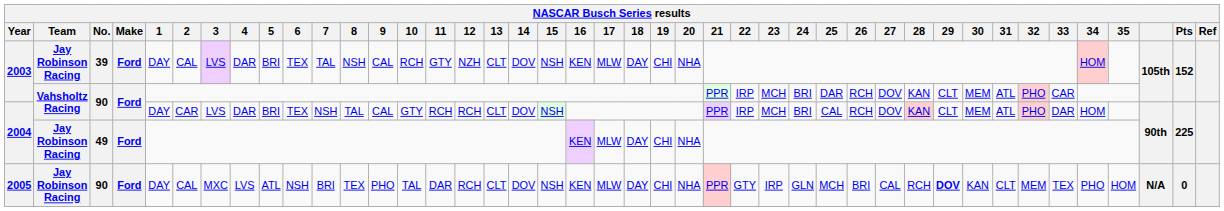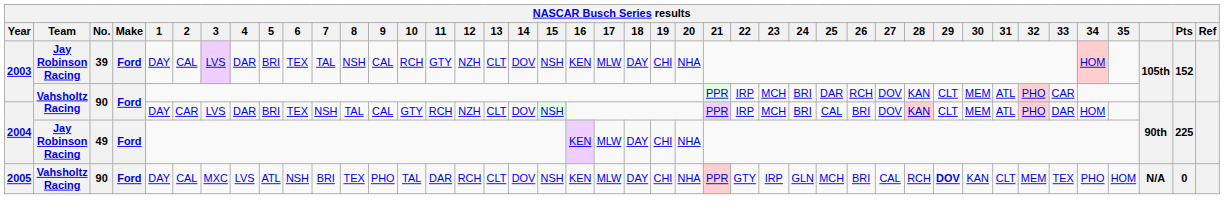(469, 111) RCH -> (469, 111) NZH
(861, 111) RCH -> (861, 111) BRI
(62, 185) Jay Robinson Racing -> (62, 179) Vahsholtz Racing
